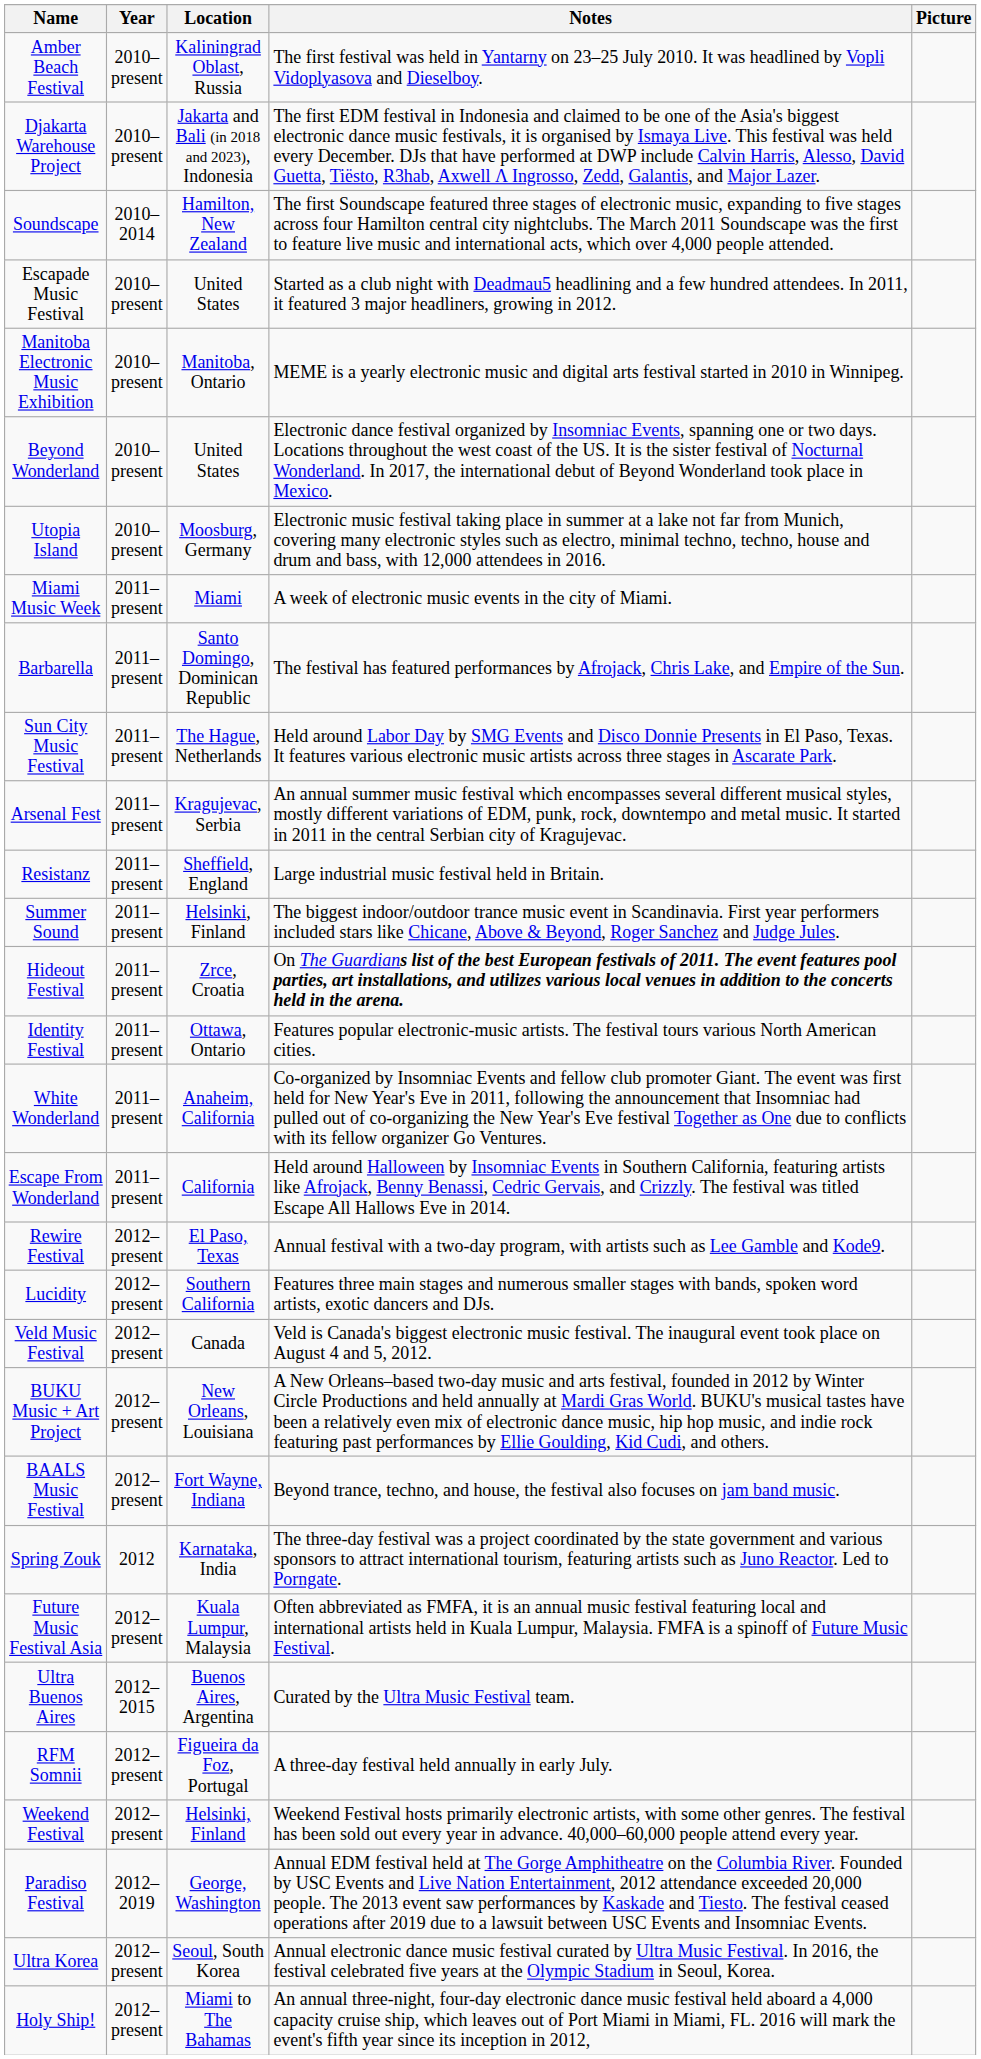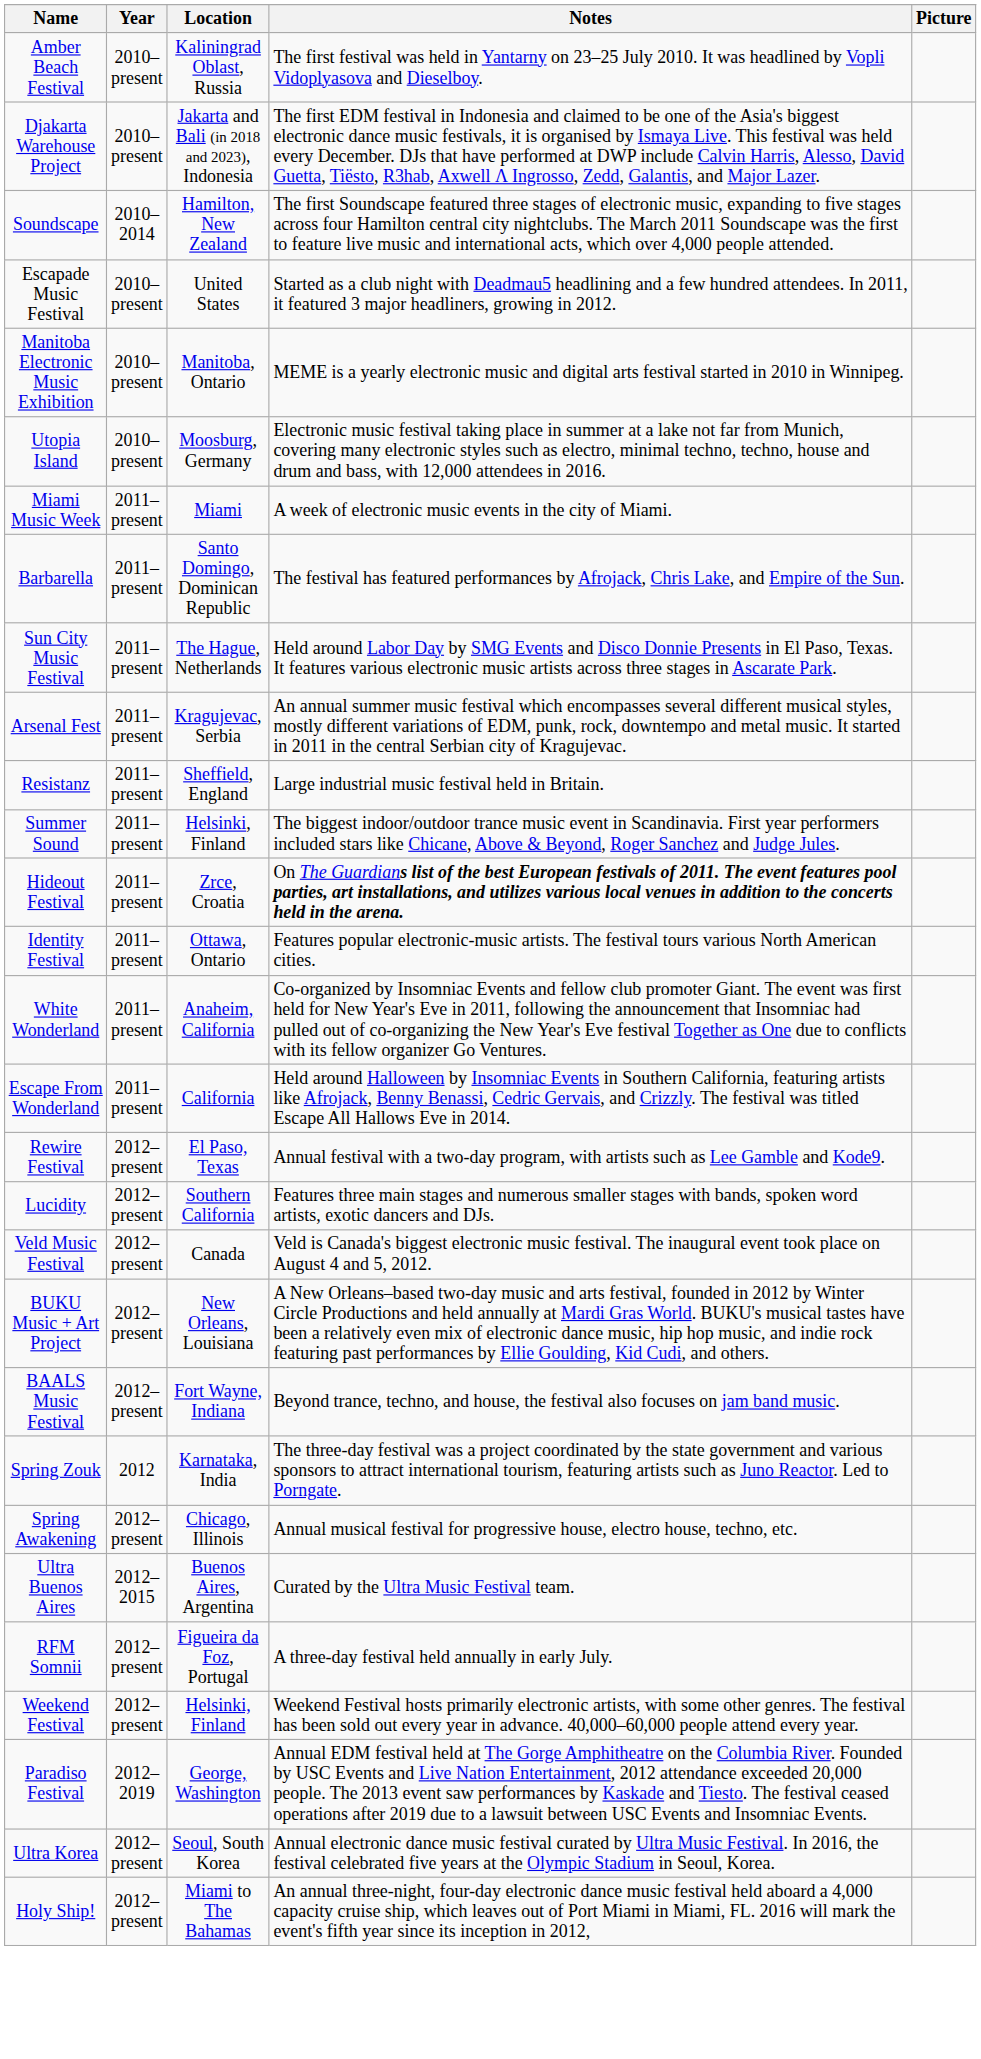- row: (56, 461)
- row: (56, 1628)
+ row: (56, 1529)
